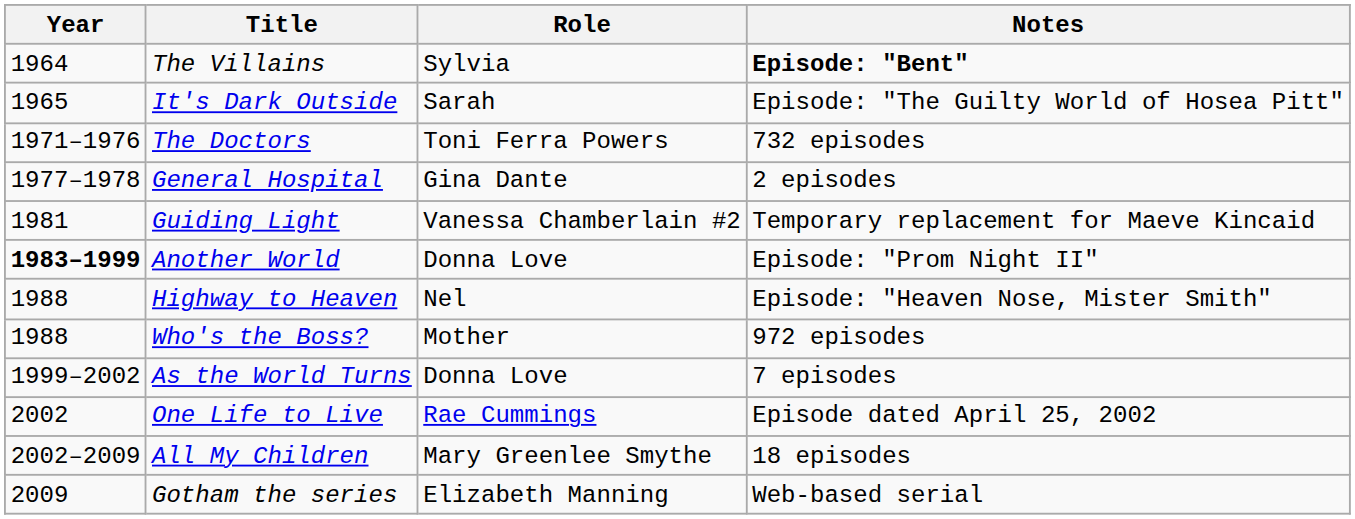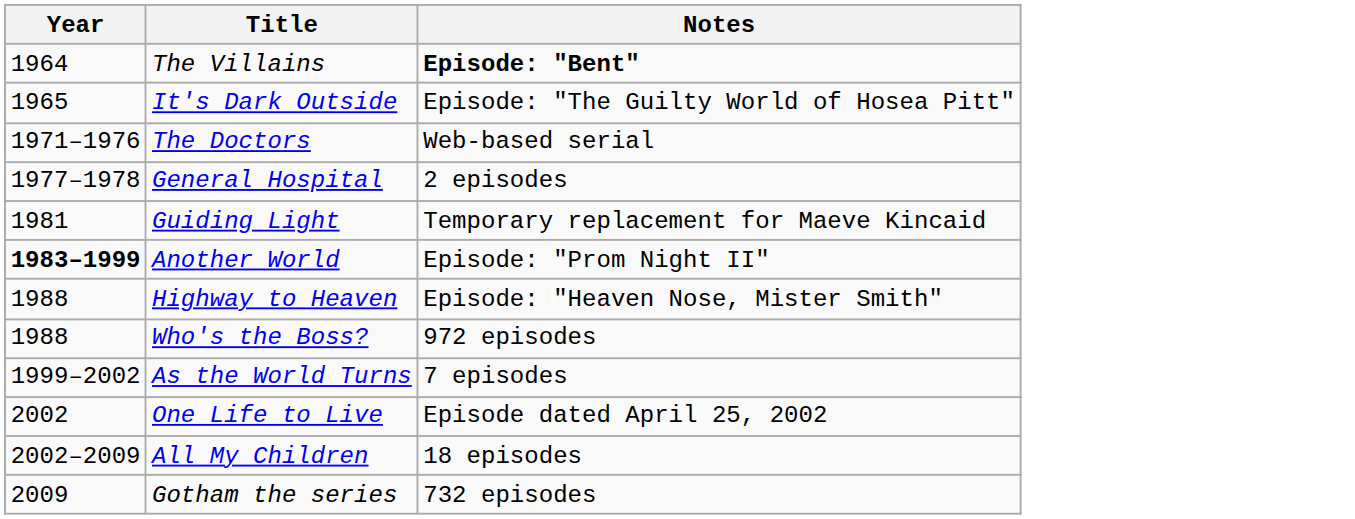- column: (582, 25)
(839, 142) 732 episodes -> (539, 142) Web-based serial
(868, 495) Web-based serial -> (510, 495) 732 episodes
